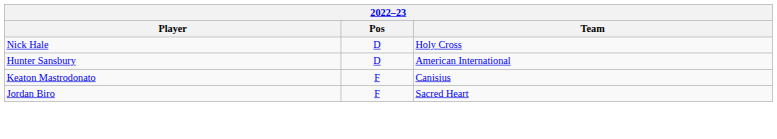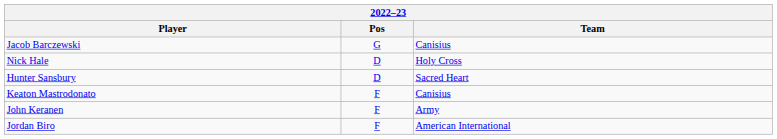+ row: (43, 45)
(463, 61) American International -> (442, 77) Sacred Heart
+ row: (35, 110)
(442, 93) Sacred Heart -> (463, 126) American International
